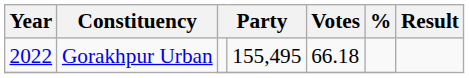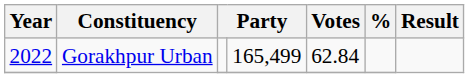(267, 55) 155,495 -> (267, 55) 165,499
(335, 55) 66.18 -> (335, 55) 62.84
